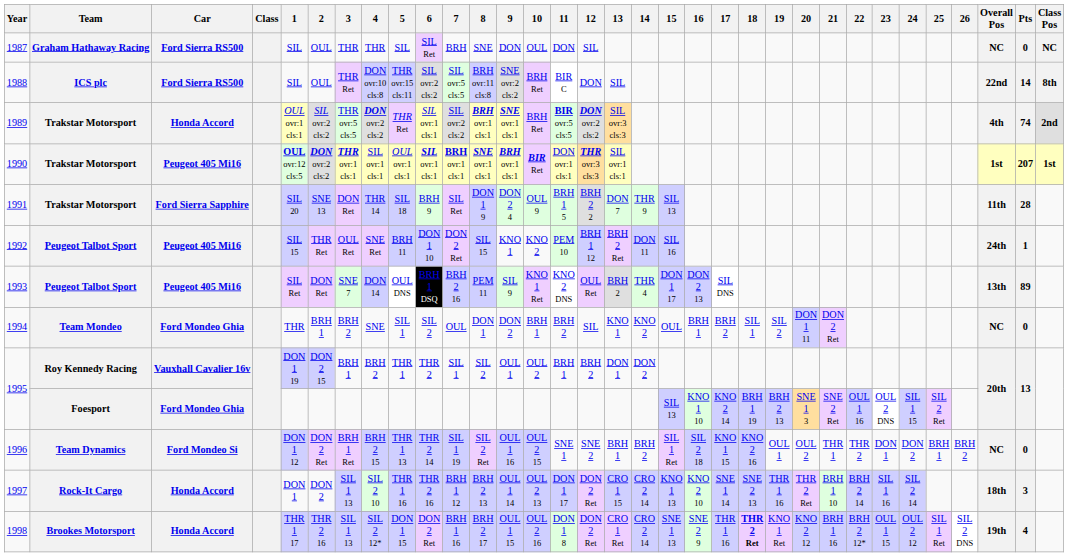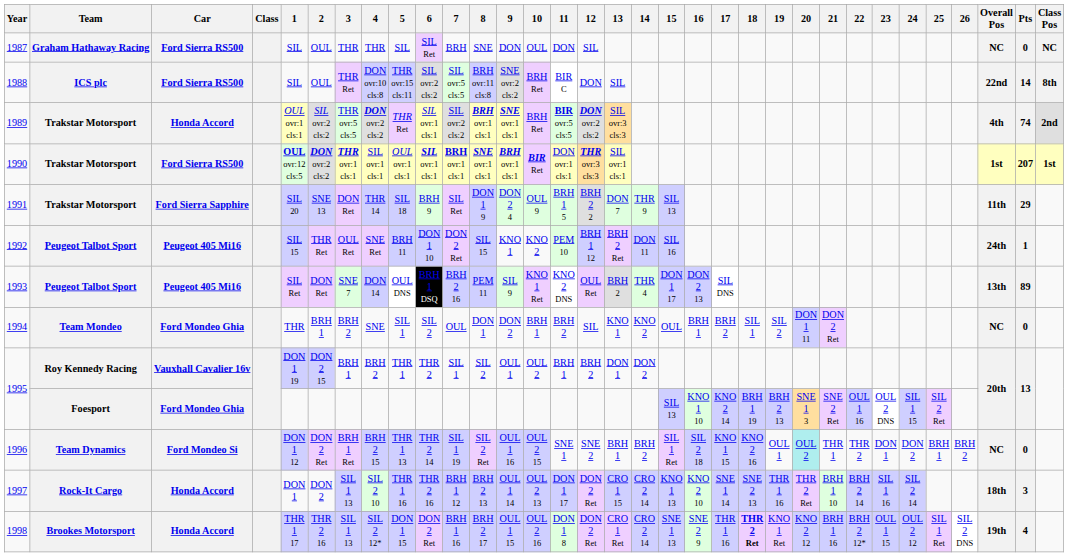(202, 163) Peugeot 405 Mi16 -> (202, 163) Ford Sierra RS500
(1025, 204) 28 -> (1025, 204) 29
(806, 449) no background -> (806, 449) paleturquoise background
